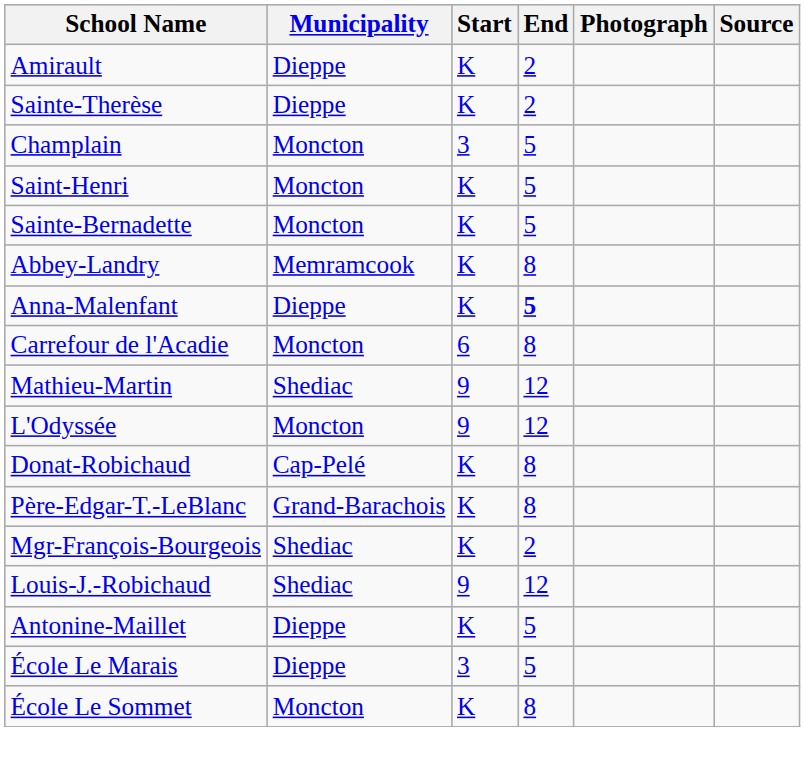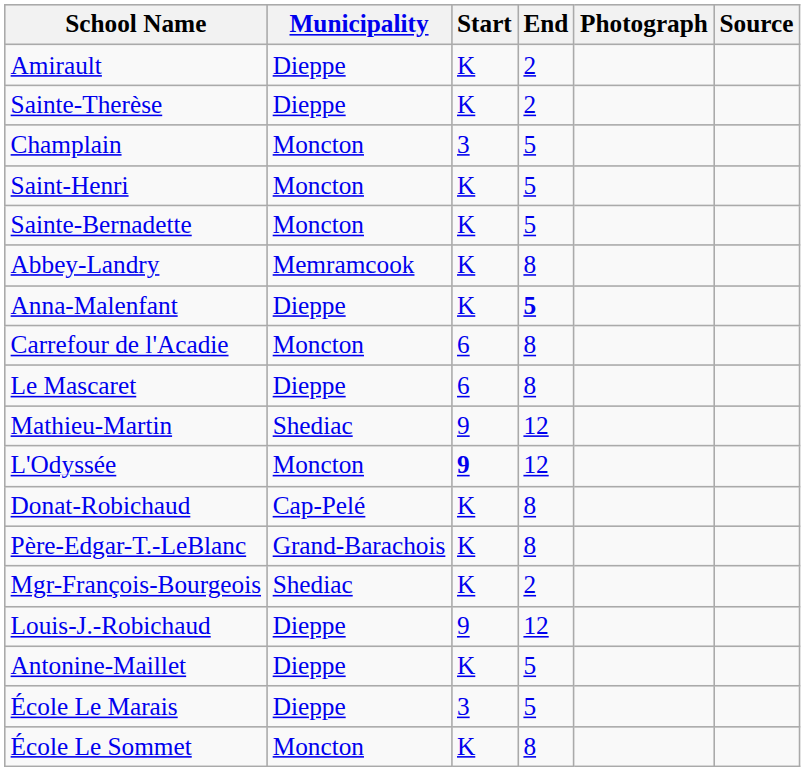+ row: (73, 385)
(463, 425) normal -> (463, 465) bold
(313, 585) Shediac -> (309, 625) Dieppe
